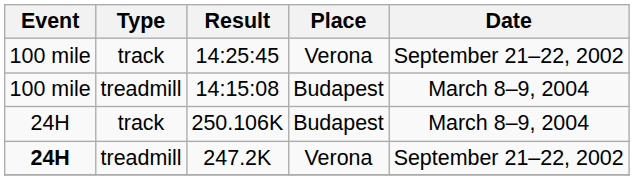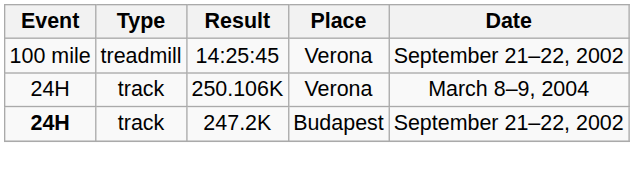(141, 55) track -> (141, 55) treadmill
- row: (237, 89)
(338, 123) Budapest -> (338, 89) Verona
(141, 157) treadmill -> (141, 123) track
(338, 157) Verona -> (338, 123) Budapest
